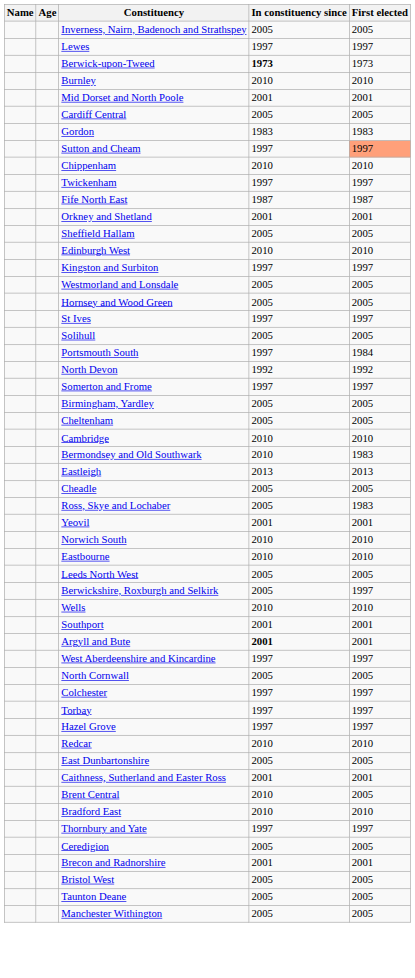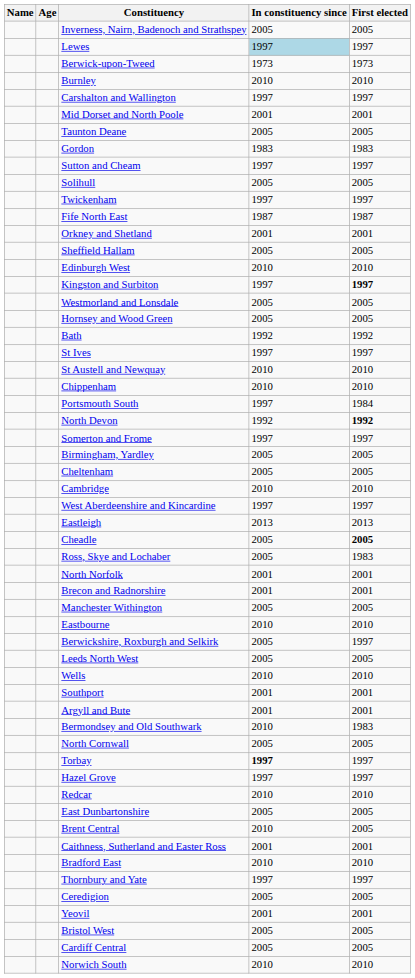(262, 47) no background -> (262, 47) lightblue background
(262, 64) bold -> (262, 64) normal
+ row: (119, 98)
rows swapped: (94, 897) <-> (94, 115)
(362, 149) lightsalmon background -> (362, 166) no background
rows swapped: (78, 336) <-> (89, 166)
(362, 268) normal -> (362, 285) bold
+ row: (71, 336)
+ row: (113, 370)
(362, 370) normal -> (362, 421) bold
rows swapped: (131, 455) <-> (138, 659)
(362, 489) normal -> (362, 540) bold
+ row: (92, 574)
rows swapped: (75, 523) <-> (113, 863)
rows swapped: (112, 914) <-> (94, 540)
rows swapped: (140, 591) <-> (100, 574)
(262, 642) bold -> (262, 710) normal
- row: (84, 693)
(262, 710) normal -> (262, 761) bold
rows swapped: (90, 795) <-> (144, 778)
